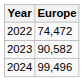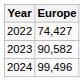(55, 31) 74,472 -> (55, 31) 74,427
